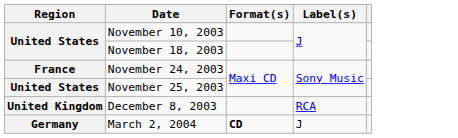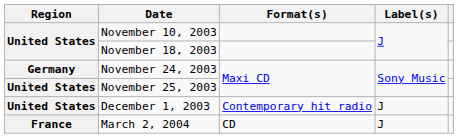(55, 69) France -> (51, 69) Germany
+ row: (156, 106)
- row: (162, 106)
(55, 124) Germany -> (51, 124) France
(236, 124) bold -> (229, 124) normal
